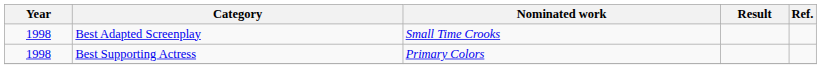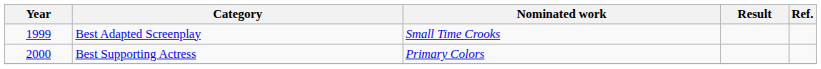(38, 34) 1998 -> (38, 34) 1999
(38, 53) 1998 -> (38, 53) 2000
